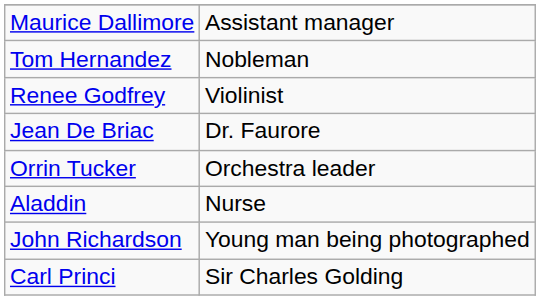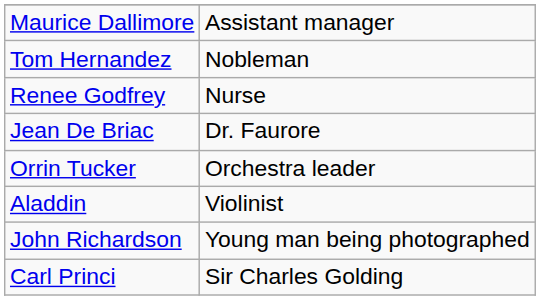(244, 95) Violinist -> (235, 95) Nurse
(235, 204) Nurse -> (244, 204) Violinist
